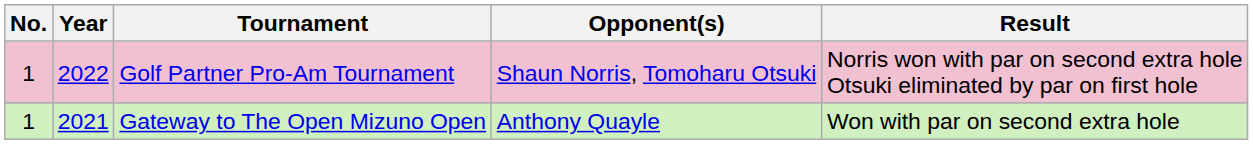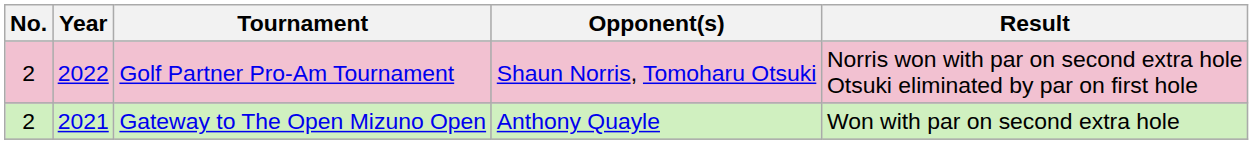(29, 72) 1 -> (29, 72) 2
(29, 121) 1 -> (29, 121) 2
